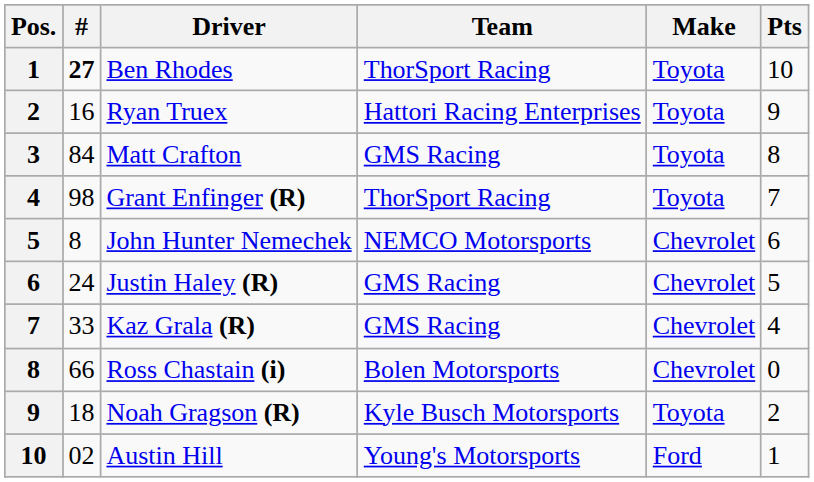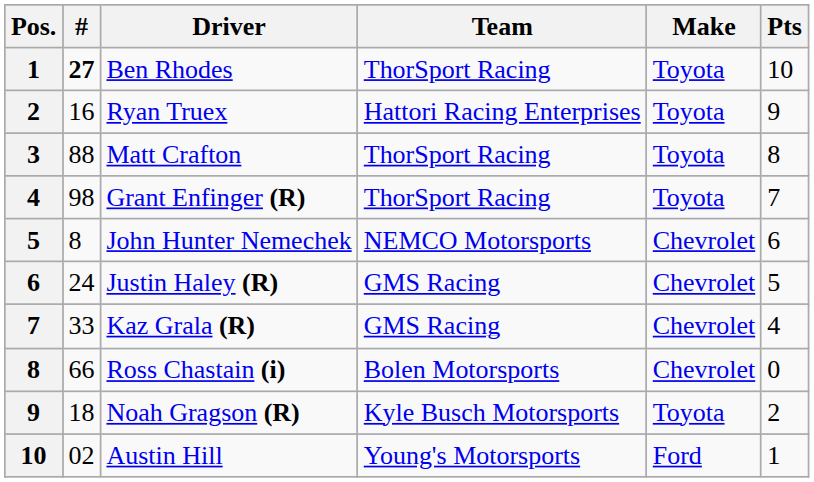(81, 154) 84 -> (81, 154) 88
(432, 154) GMS Racing -> (457, 154) ThorSport Racing
